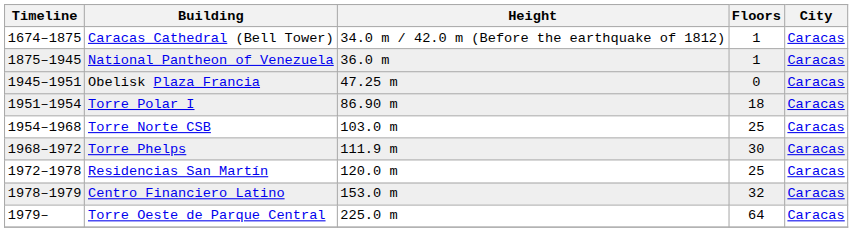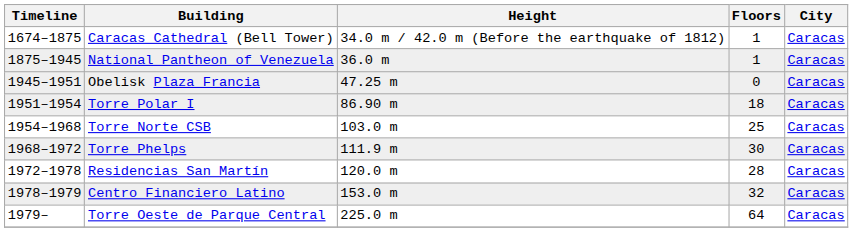(756, 171) 25 -> (756, 171) 28
